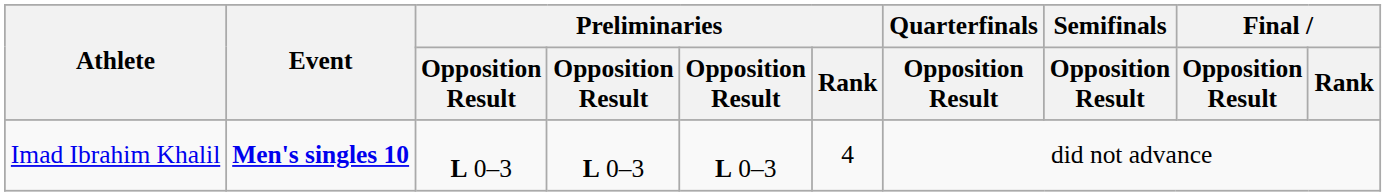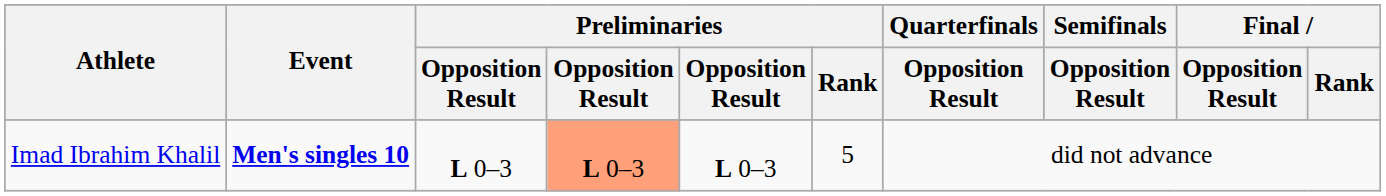(614, 170) no background -> (614, 170) lightsalmon background
(848, 155) 4 -> (848, 155) 5
